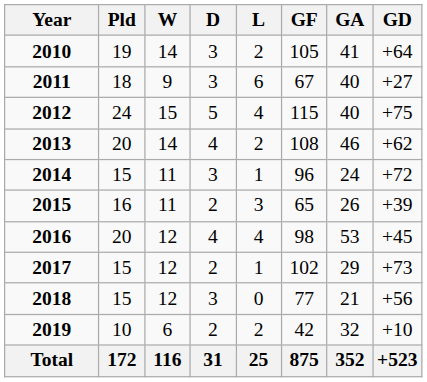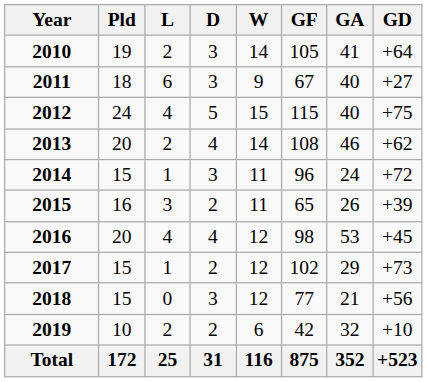columns swapped: (167, 19) <-> (259, 19)
